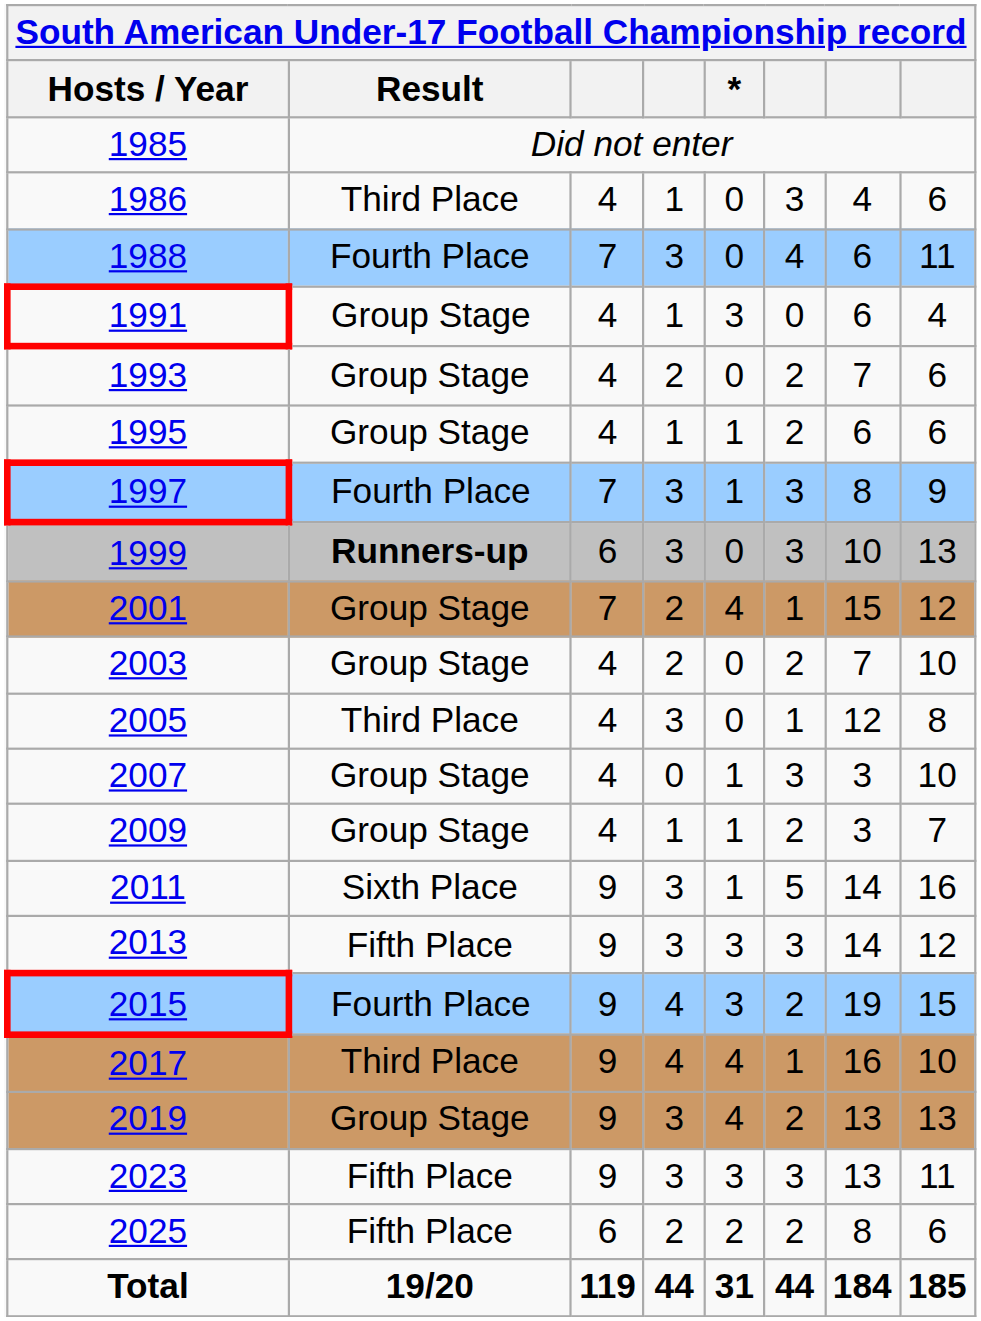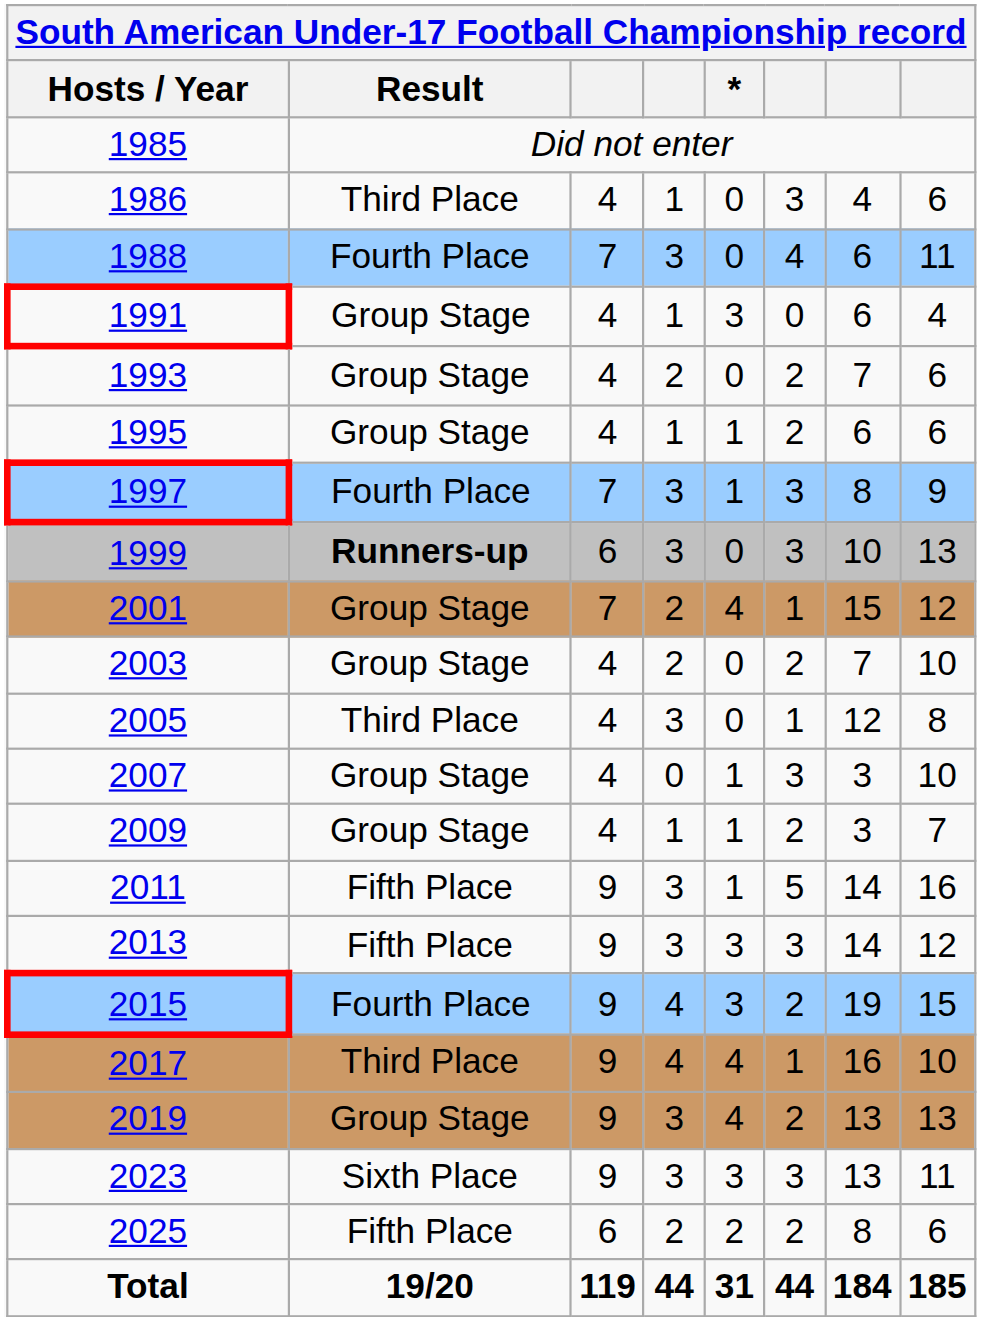(430, 887) Sixth Place -> (430, 887) Fifth Place
(430, 1175) Fifth Place -> (430, 1175) Sixth Place
